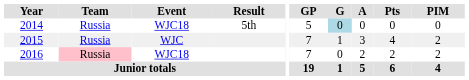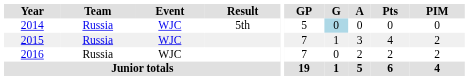(172, 25) WJC18 -> (170, 25) WJC
(95, 54) pink background -> (98, 54) no background
(172, 54) WJC18 -> (170, 54) WJC
